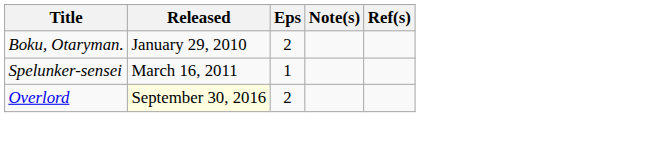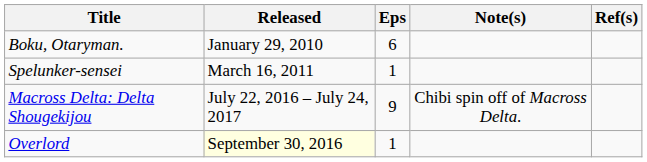(288, 44) 2 -> (392, 44) 6
+ row: (81, 107)
(288, 97) 2 -> (392, 143) 1
